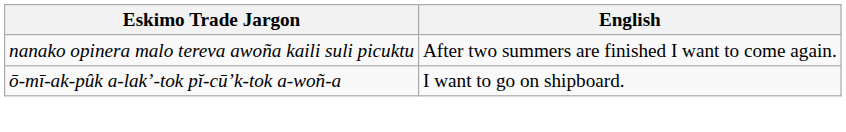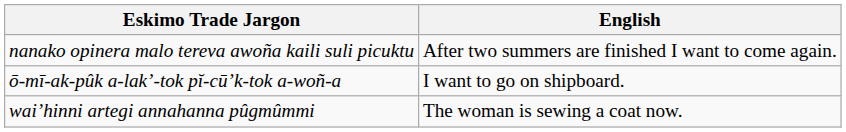+ row: (162, 111)
